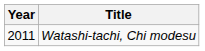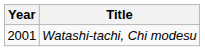(21, 35) 2011 -> (22, 35) 2001
